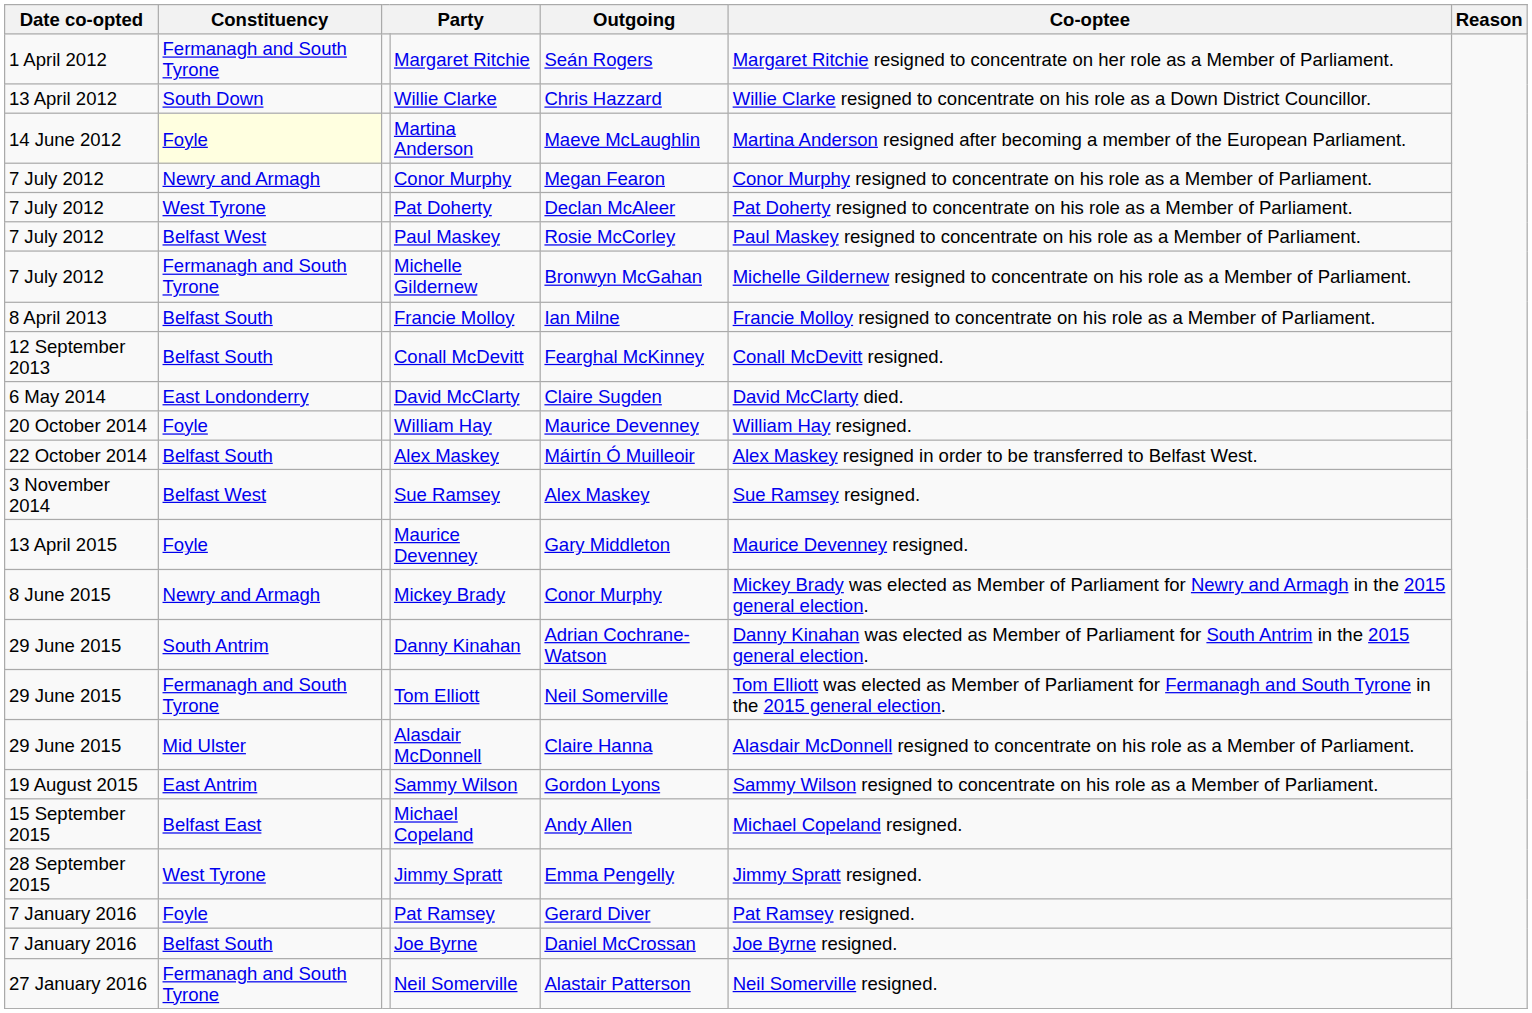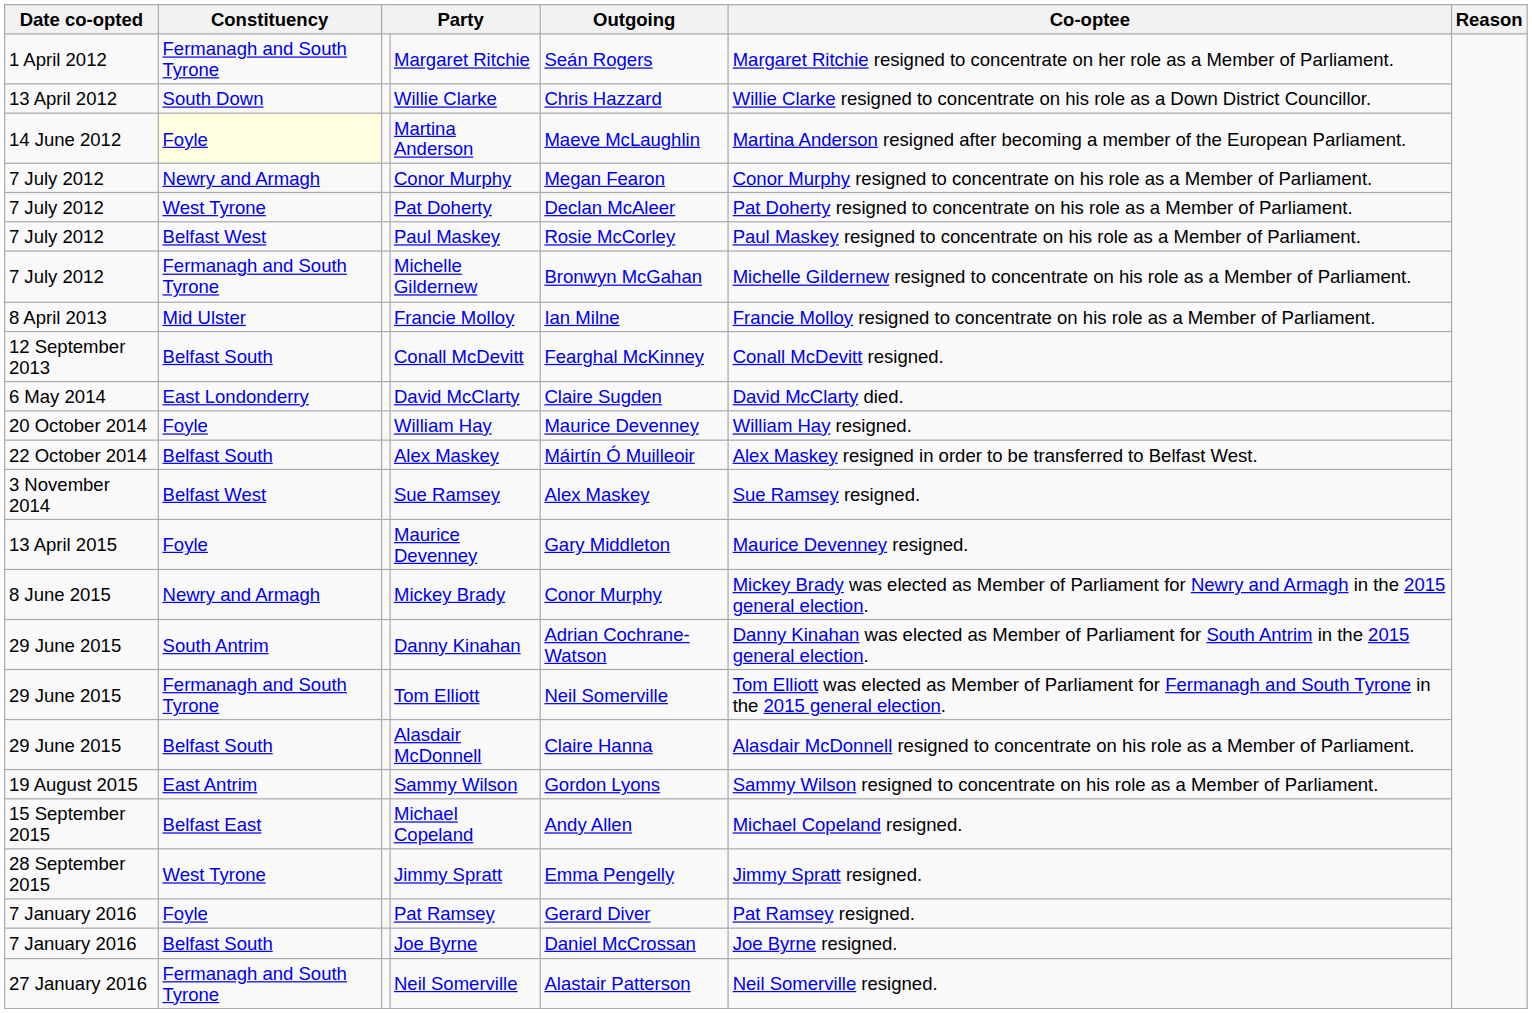(218, 317) Belfast South -> (204, 317) Mid Ulster
(204, 745) Mid Ulster -> (218, 745) Belfast South
